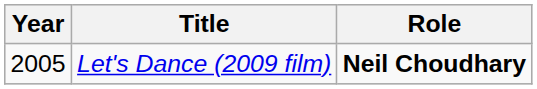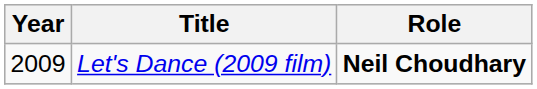(38, 63) 2005 -> (38, 63) 2009
